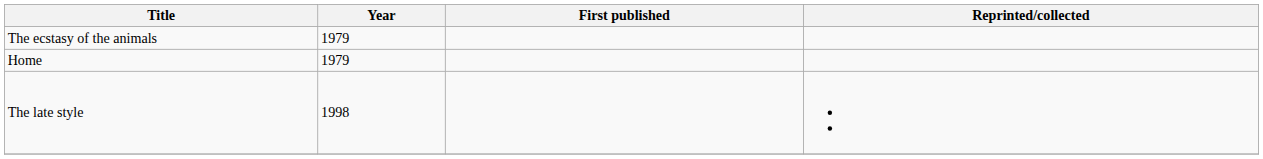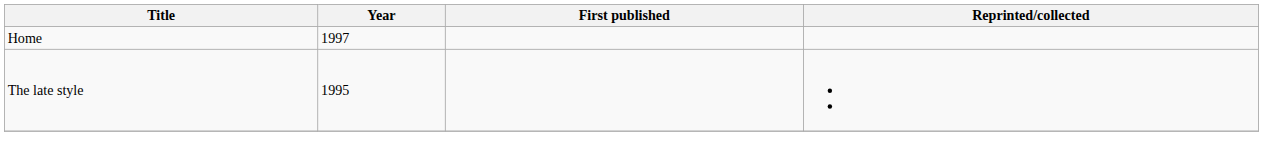- row: (82, 37)
(335, 60) 1979 -> (335, 37) 1997
(335, 112) 1998 -> (335, 90) 1995
